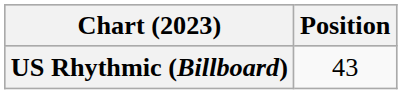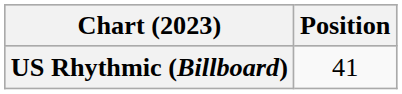(345, 66) 43 -> (345, 66) 41
